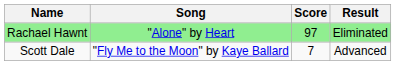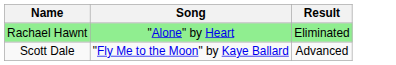- column: (311, 13)
